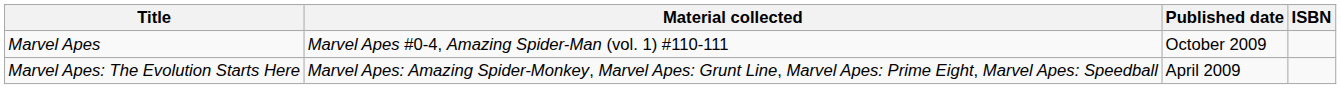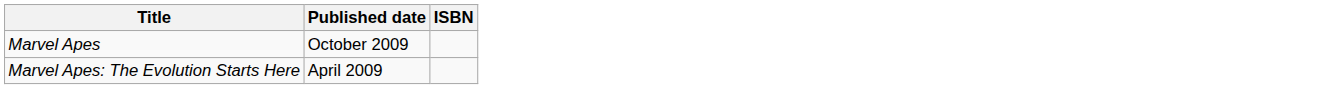- column: (733, 17)
